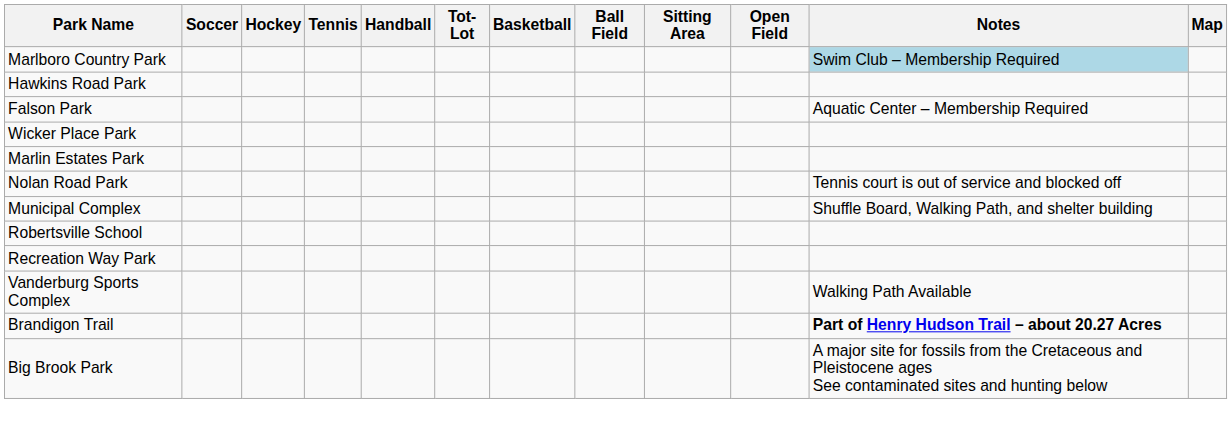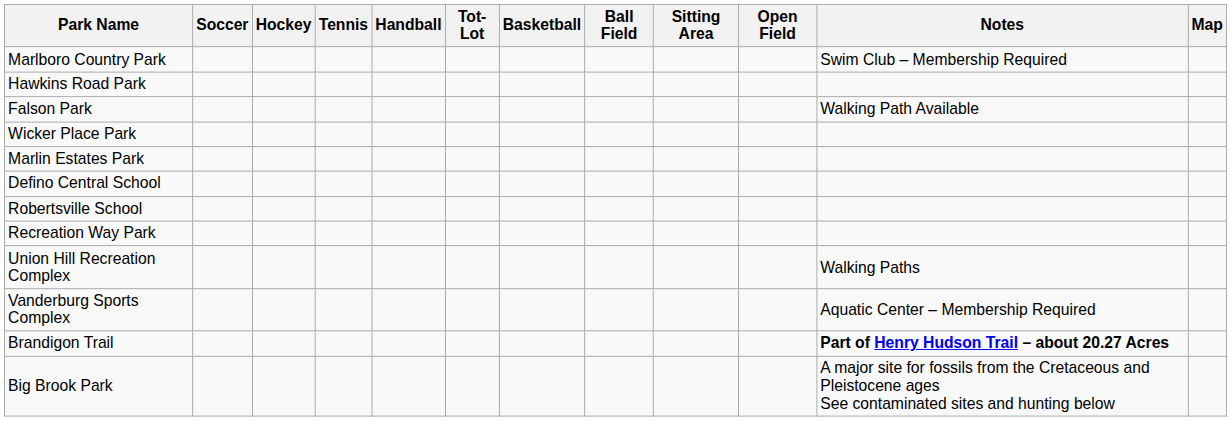(936, 59) lightblue background -> (944, 59) no background
(950, 109) Aquatic Center – Membership Required -> (900, 109) Walking Path Available
- row: (68, 183)
- row: (74, 208)
+ row: (84, 183)
+ row: (82, 267)
(892, 292) Walking Path Available -> (958, 309) Aquatic Center – Membership Required
